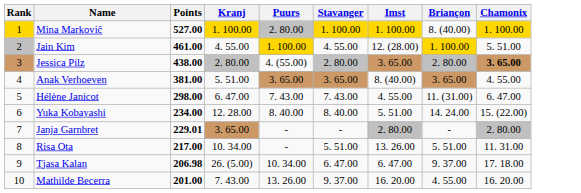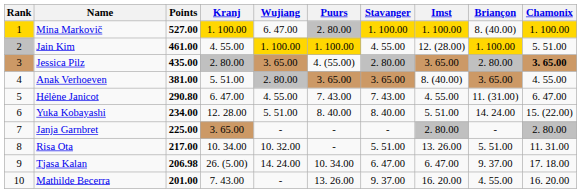+ column: (280, 12)
(188, 63) 438.00 -> (183, 63) 435.00
(188, 96) 298.00 -> (183, 96) 290.80
(188, 130) 229.01 -> (183, 130) 225.00
